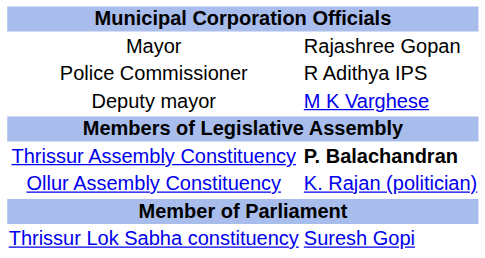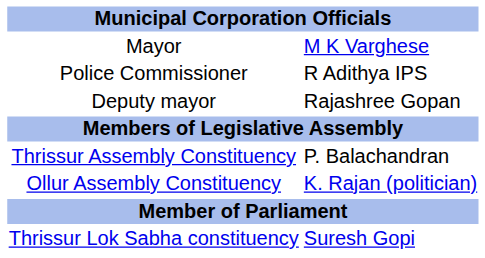(382, 46) Rajashree Gopan -> (366, 46) M K Varghese
(366, 101) M K Varghese -> (382, 101) Rajashree Gopan
(381, 156) bold -> (376, 156) normal
